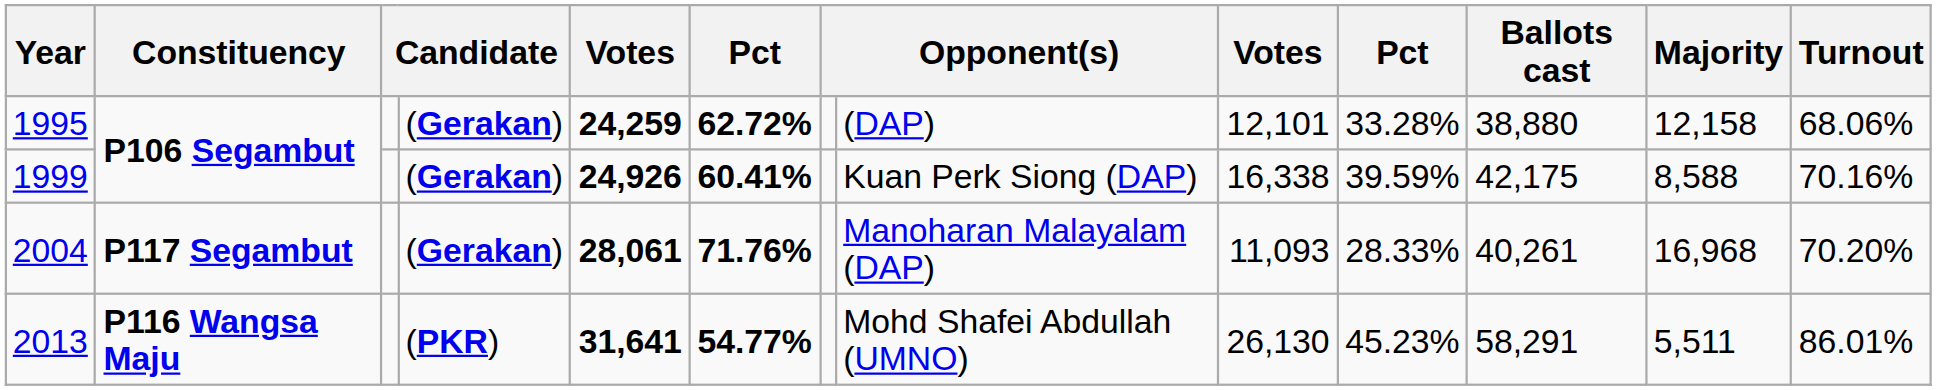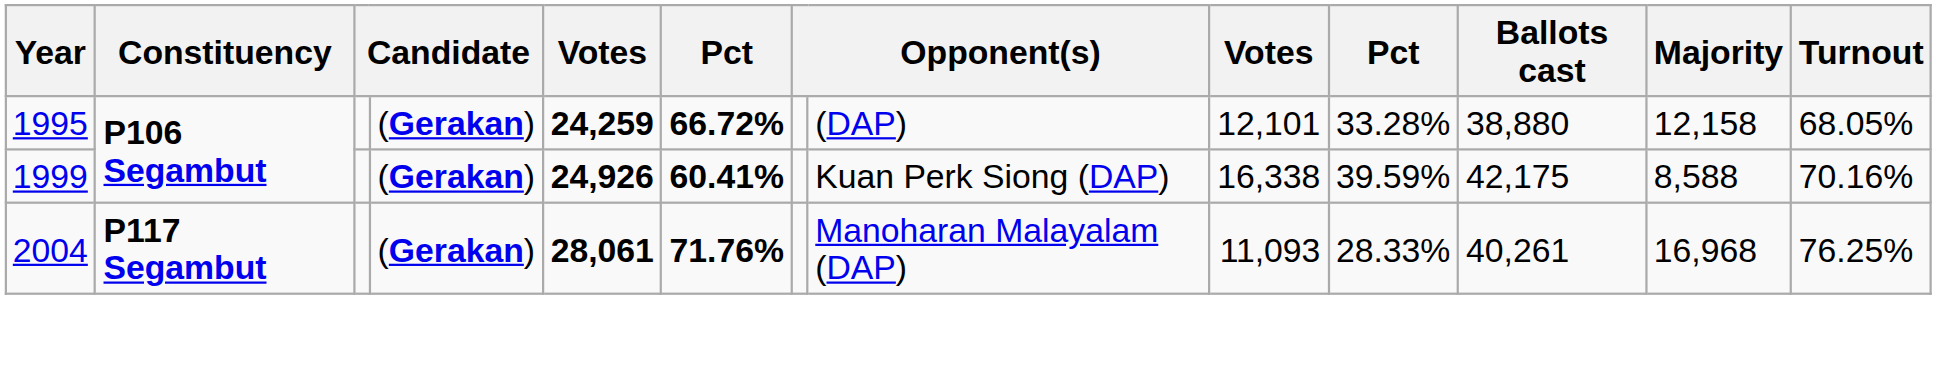(755, 123) 62.72% -> (727, 123) 66.72%
(1856, 123) 68.06% -> (1856, 123) 68.05%
(1856, 249) 70.20% -> (1856, 249) 76.25%
- row: (50, 340)
